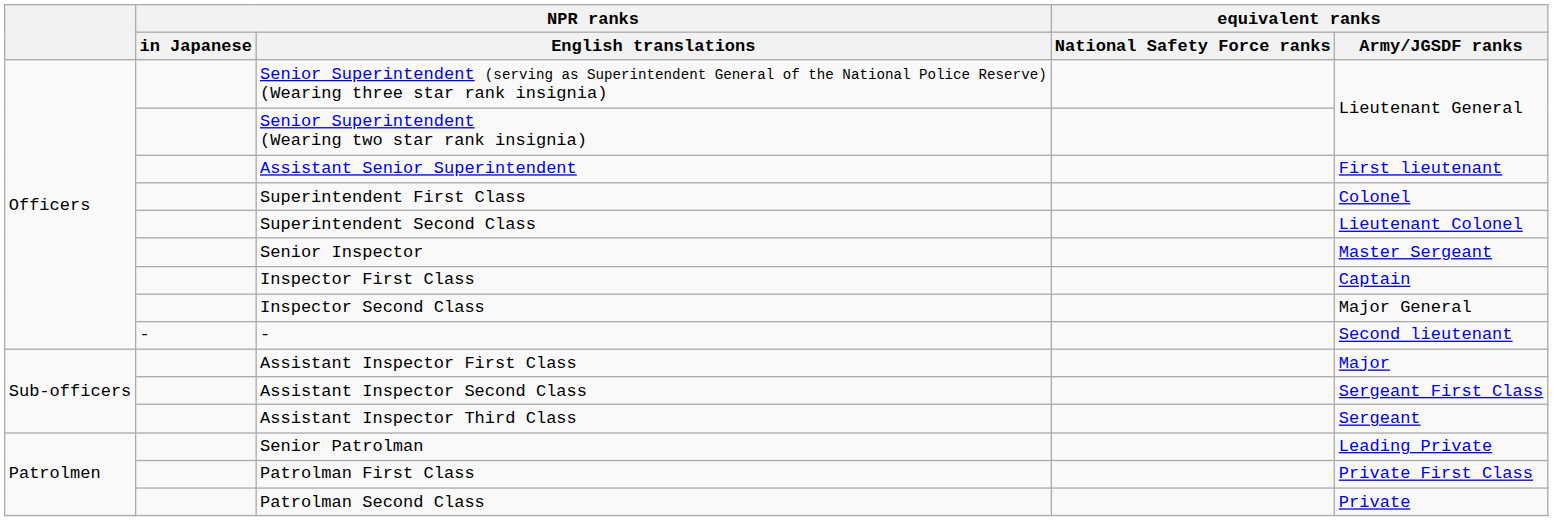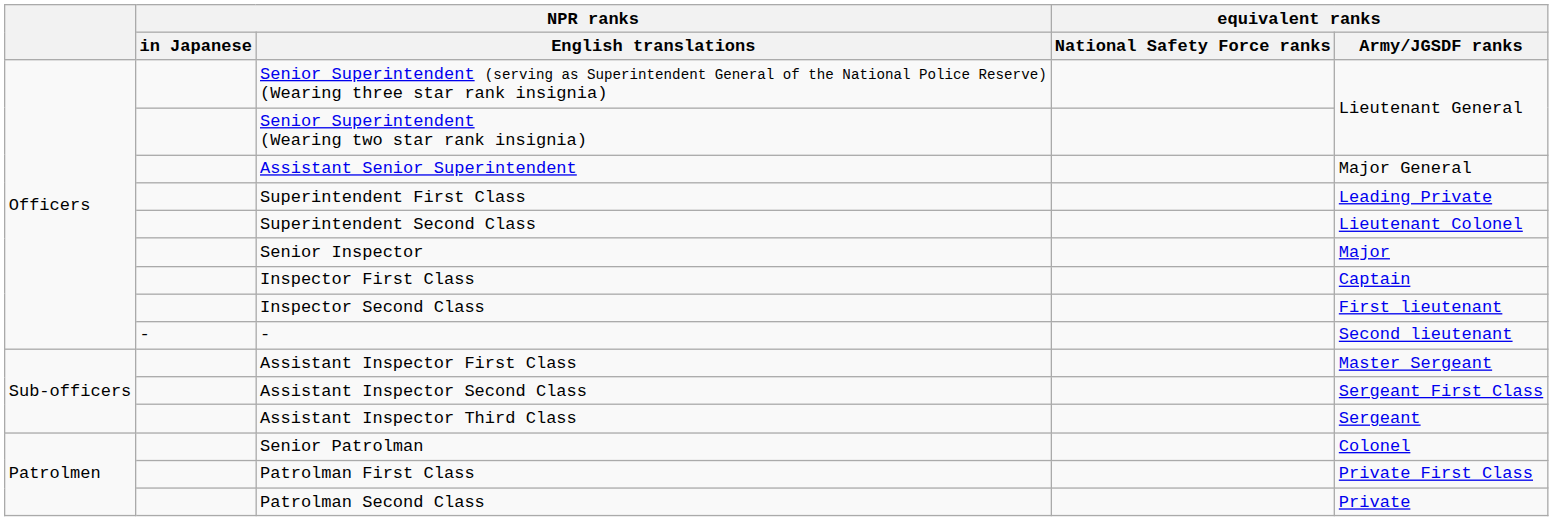(1421, 169) First lieutenant -> (1405, 169) Major General
(1375, 197) Colonel -> (1415, 197) Leading Private
(1415, 252) Master Sergeant -> (1364, 252) Major
(1405, 308) Major General -> (1421, 308) First lieutenant
(1364, 363) Major -> (1415, 363) Master Sergeant
(1415, 446) Leading Private -> (1375, 446) Colonel
